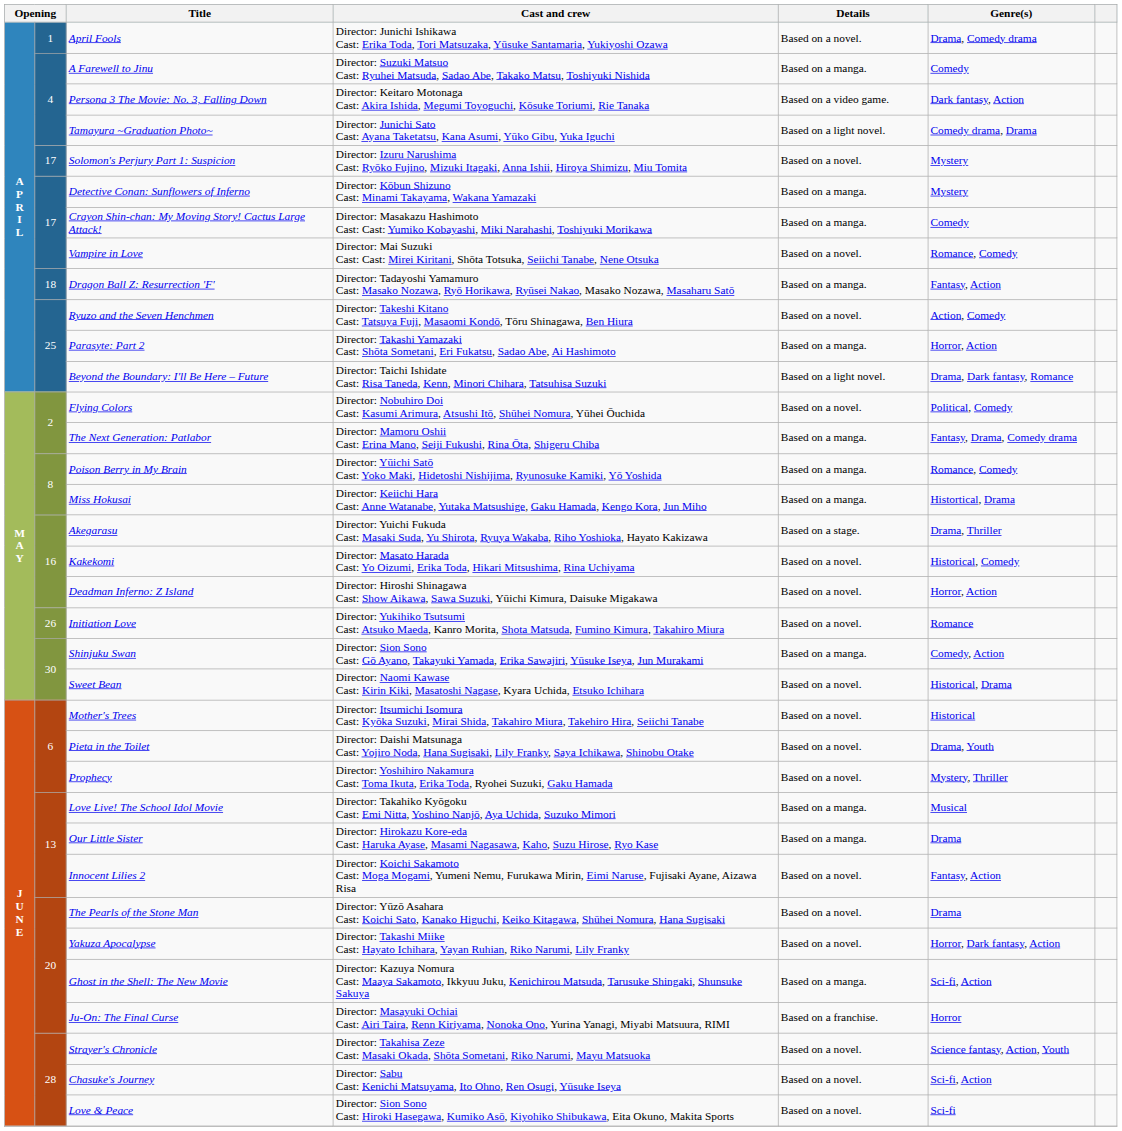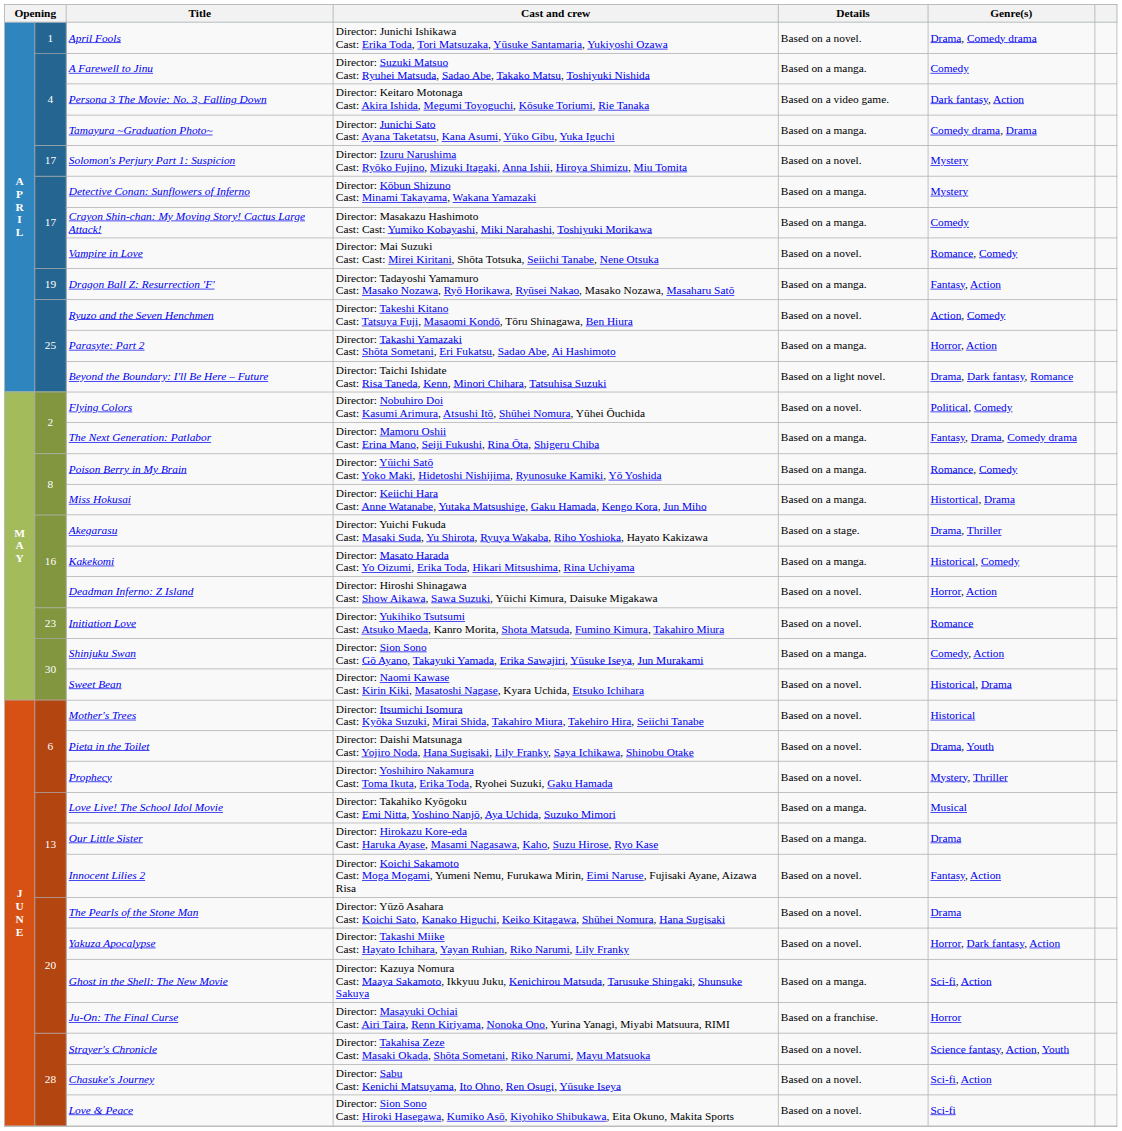(833, 130) Based on a light novel. -> (824, 130) Based on a manga.
(50, 284) 18 -> (50, 284) 19
(821, 561) Based on a novel. -> (824, 561) Based on a manga.
(50, 623) 26 -> (50, 623) 23
